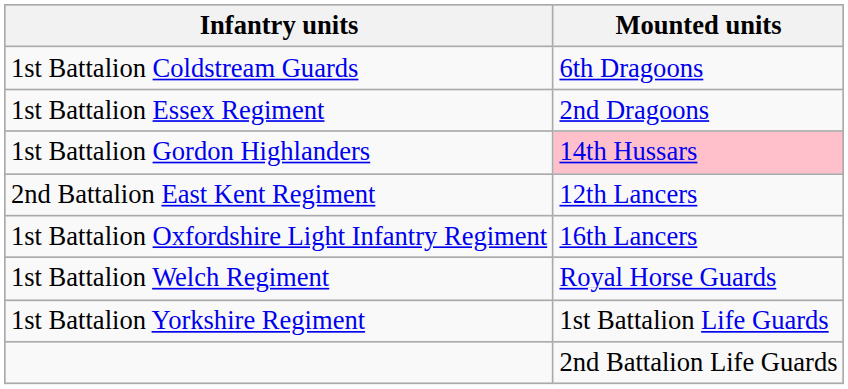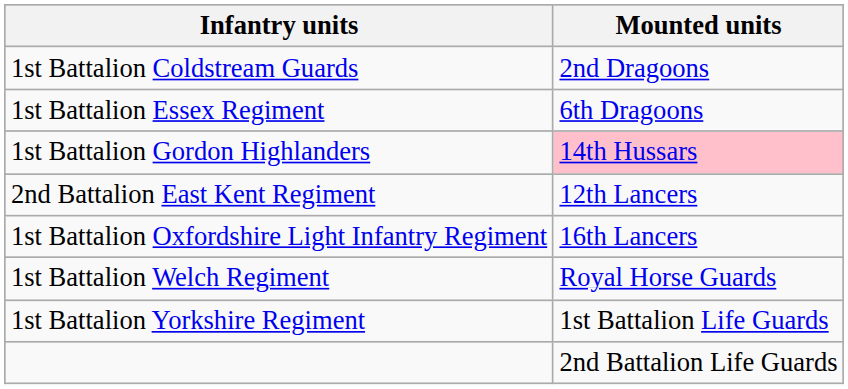(631, 67) 6th Dragoons -> (634, 67) 2nd Dragoons
(634, 109) 2nd Dragoons -> (631, 109) 6th Dragoons
